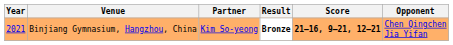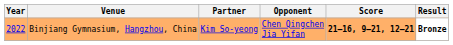columns swapped: (416, 11) <-> (276, 11)
(16, 29) 2021 -> (16, 29) 2022
